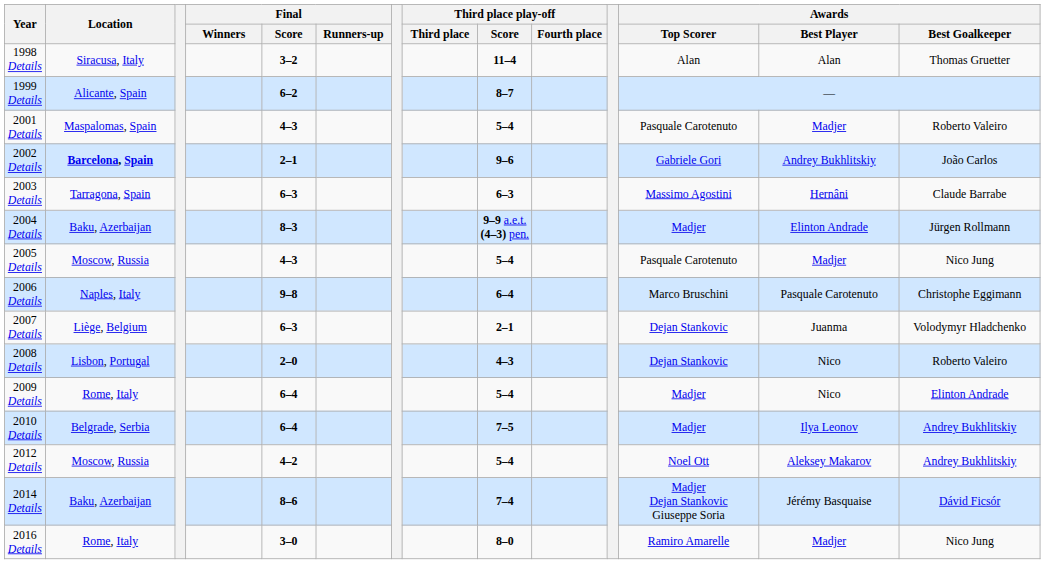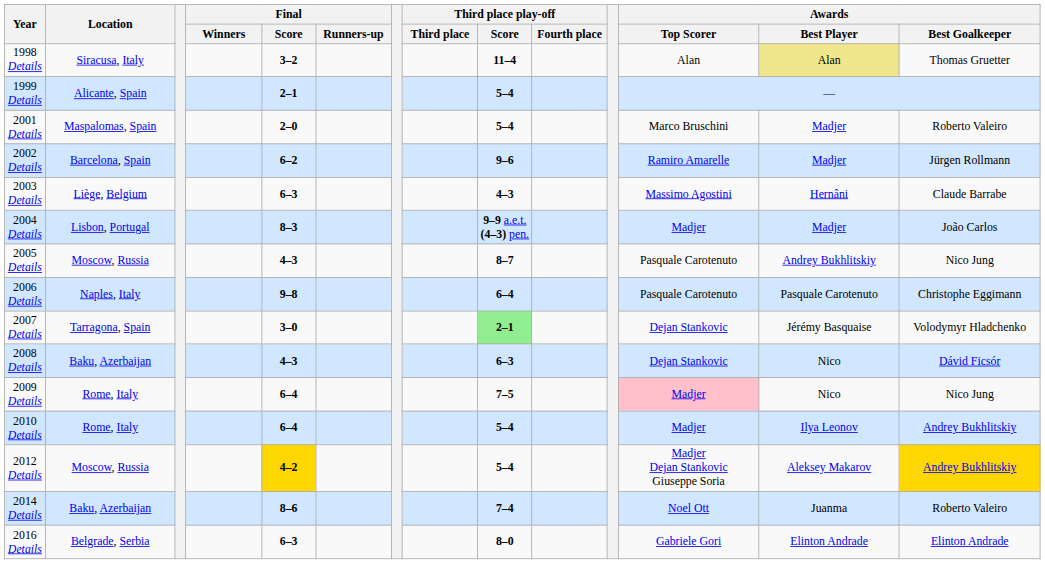(829, 60) no background -> (829, 60) khaki background
(289, 93) 6–2 -> (289, 93) 2–1
(505, 93) 8–7 -> (505, 93) 5–4
(289, 127) 4–3 -> (289, 127) 2–0
(689, 127) Pasquale Carotenuto -> (689, 127) Marco Bruschini
(110, 160) bold -> (110, 160) normal
(289, 160) 2–1 -> (289, 160) 6–2
(689, 160) Gabriele Gori -> (689, 160) Ramiro Amarelle
(829, 160) Andrey Bukhlitskiy -> (829, 160) Madjer
(970, 160) João Carlos -> (970, 160) Jürgen Rollmann
(110, 194) Tarragona, Spain -> (110, 194) Liège, Belgium
(505, 194) 6–3 -> (505, 194) 4–3
(110, 227) Baku, Azerbaijan -> (110, 227) Lisbon, Portugal
(829, 227) Elinton Andrade -> (829, 227) Madjer
(970, 227) Jürgen Rollmann -> (970, 227) João Carlos
(505, 261) 5–4 -> (505, 261) 8–7
(829, 261) Madjer -> (829, 261) Andrey Bukhlitskiy
(689, 294) Marco Bruschini -> (689, 294) Pasquale Carotenuto
(110, 327) Liège, Belgium -> (110, 327) Tarragona, Spain
(289, 327) 6–3 -> (289, 327) 3–0
(505, 327) no background -> (505, 327) lightgreen background
(829, 327) Juanma -> (829, 327) Jérémy Basquaise
(110, 361) Lisbon, Portugal -> (110, 361) Baku, Azerbaijan
(289, 361) 2–0 -> (289, 361) 4–3
(505, 361) 4–3 -> (505, 361) 6–3
(970, 361) Roberto Valeiro -> (970, 361) Dávid Ficsór
(505, 394) 5–4 -> (505, 394) 7–5
(689, 394) no background -> (689, 394) pink background
(970, 394) Elinton Andrade -> (970, 394) Nico Jung
(110, 428) Belgrade, Serbia -> (110, 428) Rome, Italy
(505, 428) 7–5 -> (505, 428) 5–4
(289, 461) no background -> (289, 468) gold background
(689, 461) Noel Ott -> (689, 468) Madjer Dejan Stankovic Giuseppe Soria
(970, 461) no background -> (970, 468) gold background
(689, 501) Madjer Dejan Stankovic Giuseppe Soria -> (689, 508) Noel Ott
(829, 501) Jérémy Basquaise -> (829, 508) Juanma
(970, 501) Dávid Ficsór -> (970, 508) Roberto Valeiro
(110, 542) Rome, Italy -> (110, 542) Belgrade, Serbia
(289, 542) 3–0 -> (289, 542) 6–3
(689, 542) Ramiro Amarelle -> (689, 542) Gabriele Gori
(829, 542) Madjer -> (829, 542) Elinton Andrade
(970, 542) Nico Jung -> (970, 542) Elinton Andrade
